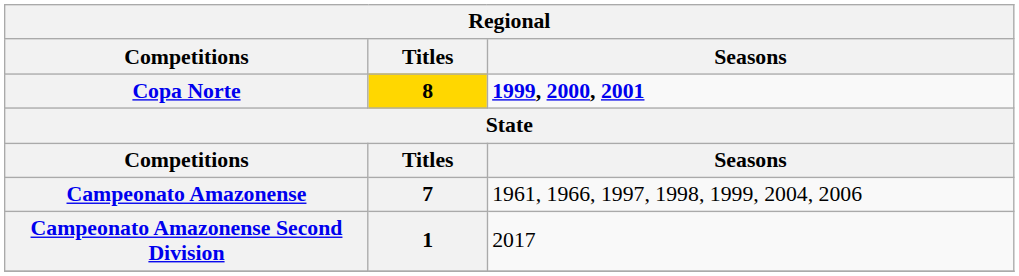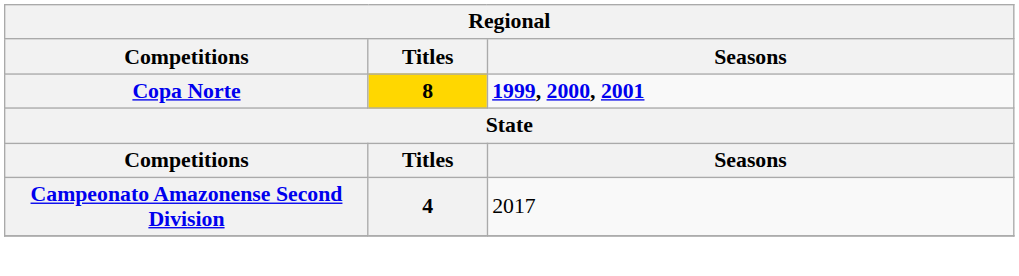- row: (186, 194)
(428, 241) 1 -> (428, 206) 4
